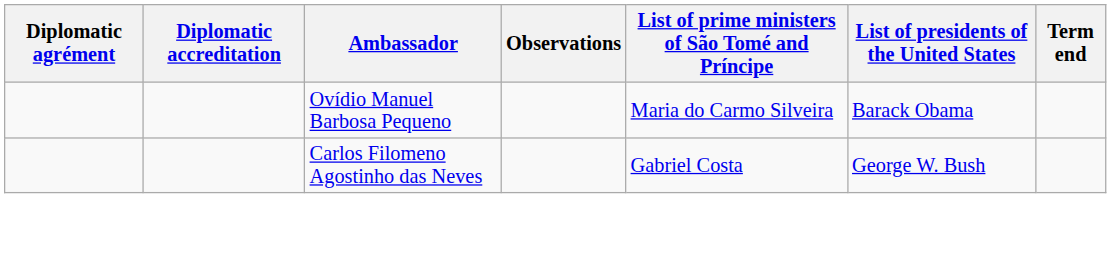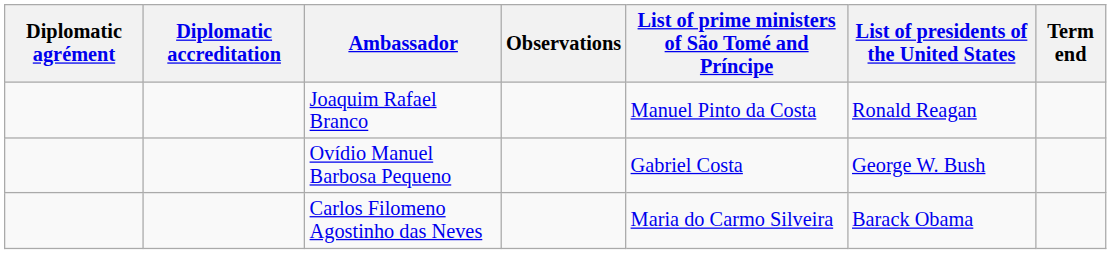+ row: (373, 109)
(732, 109) Maria do Carmo Silveira -> (687, 165) Gabriel Costa
(913, 109) Barack Obama -> (919, 165) George W. Bush
(687, 165) Gabriel Costa -> (732, 220) Maria do Carmo Silveira
(919, 165) George W. Bush -> (913, 220) Barack Obama
